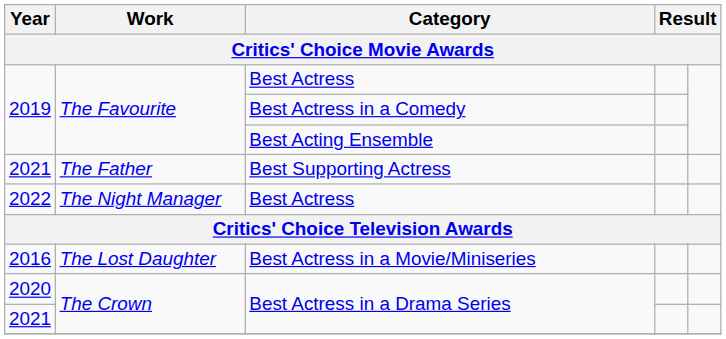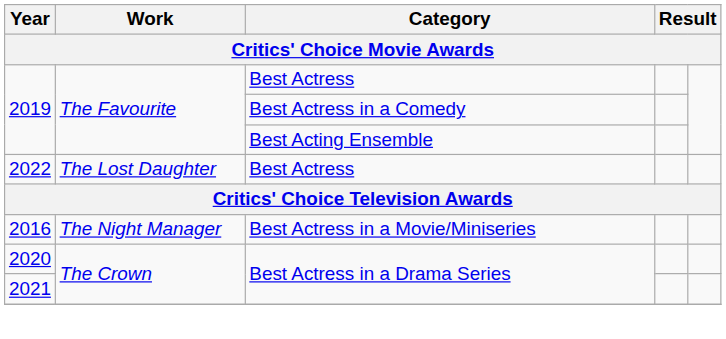- row: (30, 169)
(140, 199) The Night Manager -> (138, 169) The Lost Daughter
(138, 259) The Lost Daughter -> (140, 229) The Night Manager
